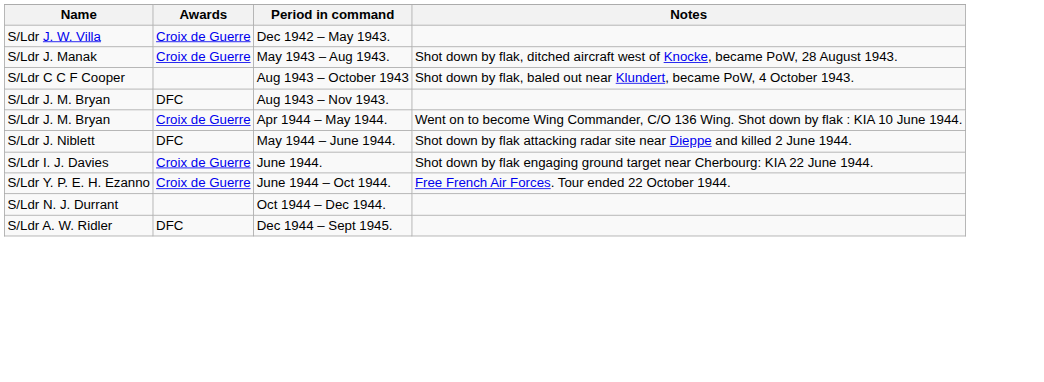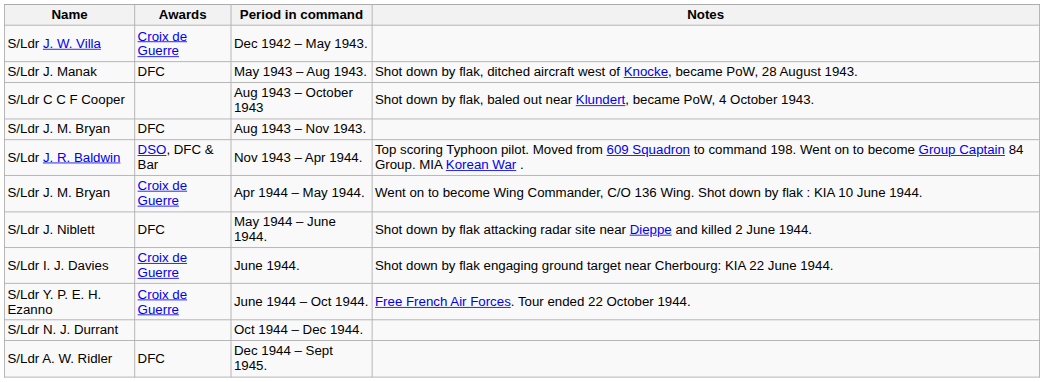(203, 57) Croix de Guerre -> (151, 72) DFC
+ row: (298, 157)
